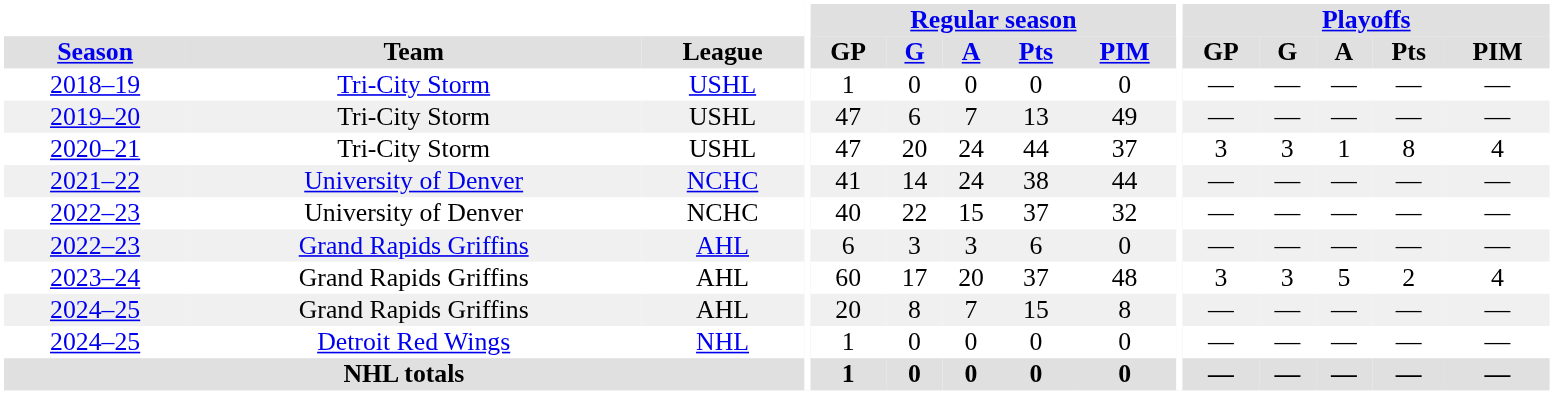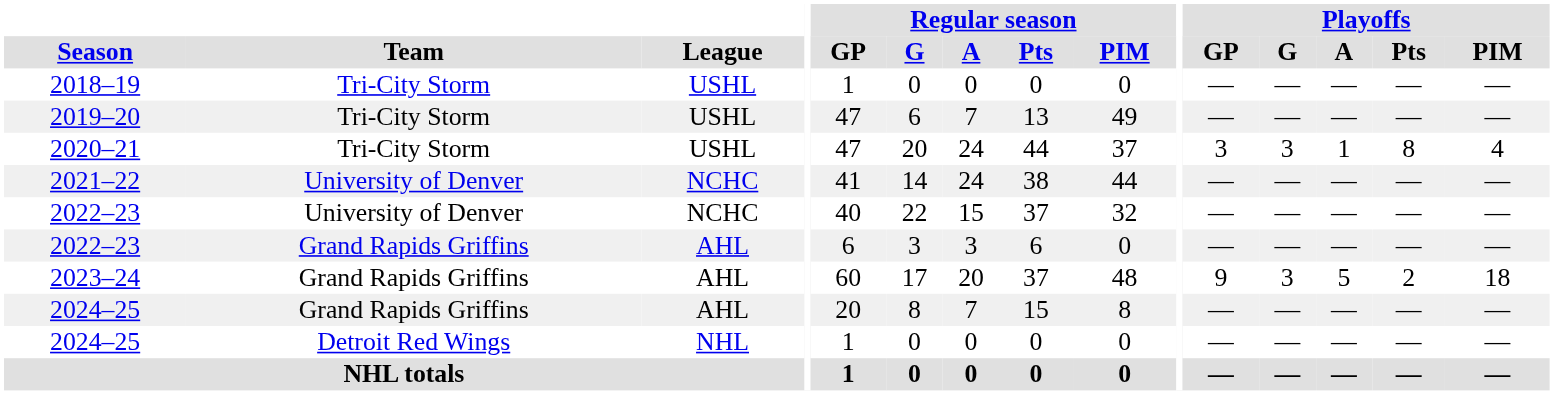(1221, 277) 3 -> (1221, 277) 9
(1497, 277) 4 -> (1497, 277) 18
